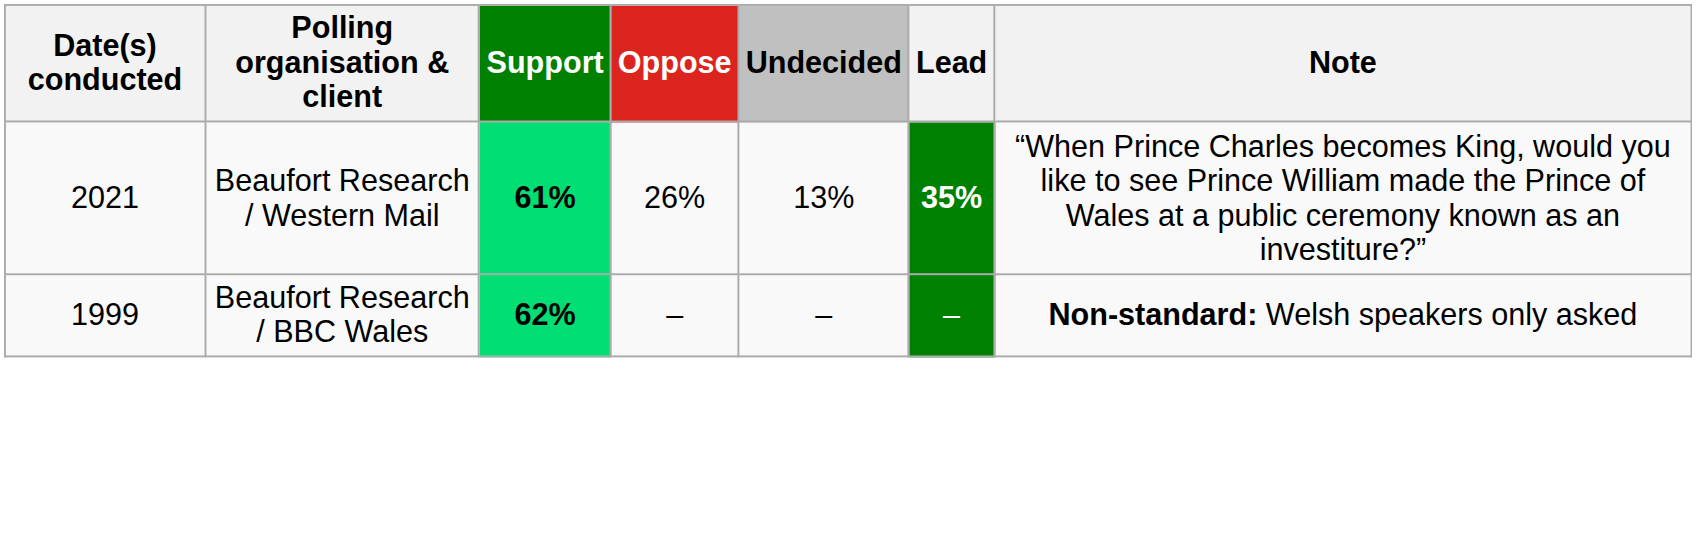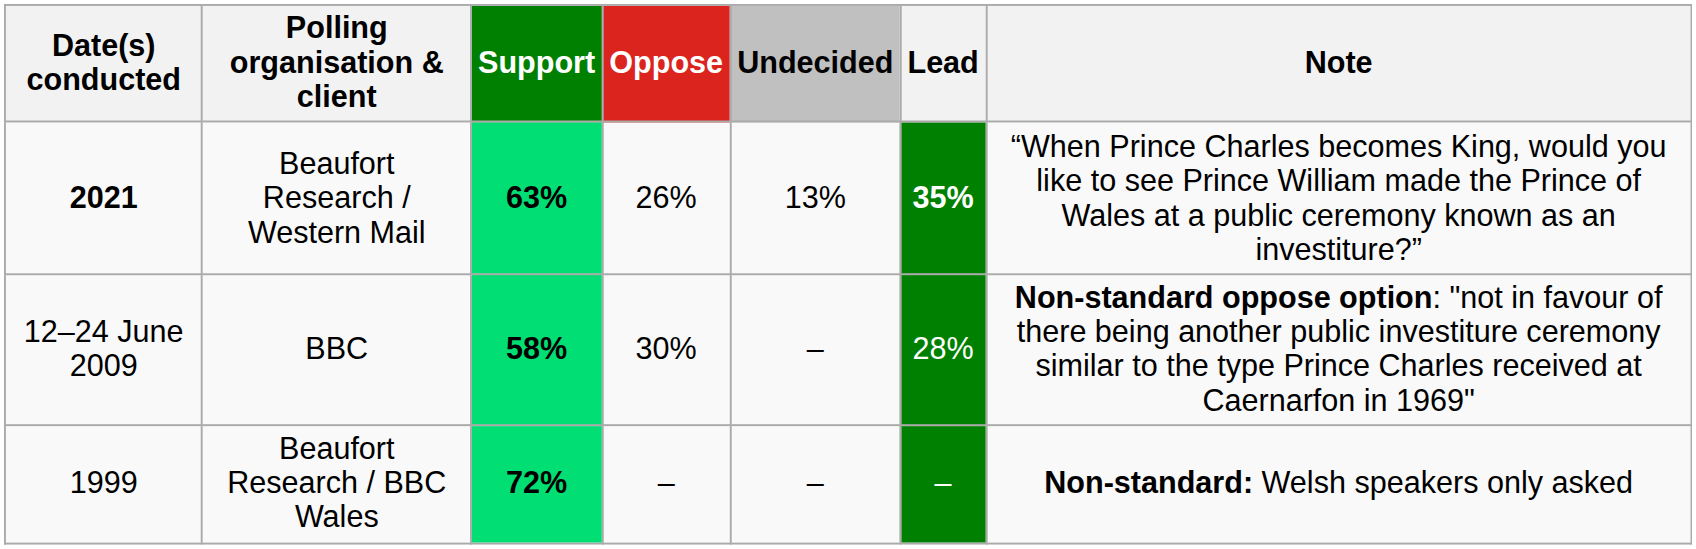(105, 197) normal -> (104, 197) bold
(545, 197) 61% -> (537, 197) 63%
+ row: (337, 349)
(545, 314) 62% -> (537, 483) 72%
